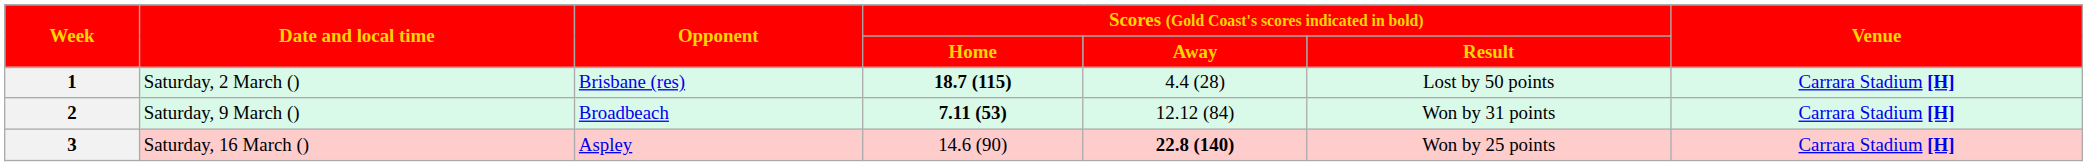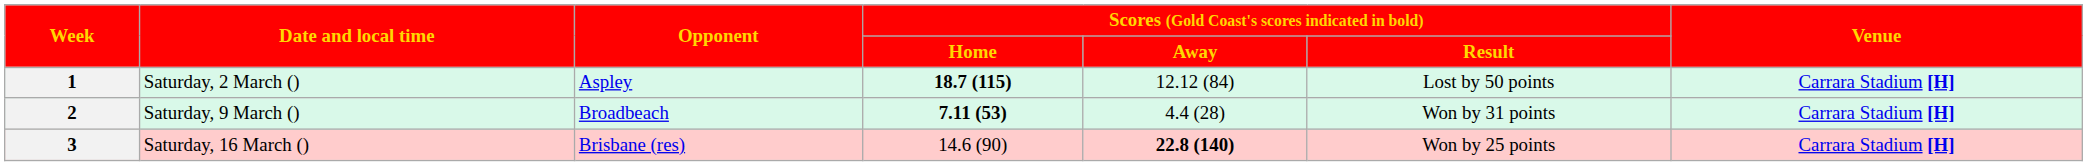(632, 82) Brisbane (res) -> (606, 82) Aspley
(1195, 82) 4.4 (28) -> (1195, 82) 12.12 (84)
(1195, 113) 12.12 (84) -> (1195, 113) 4.4 (28)
(606, 144) Aspley -> (632, 144) Brisbane (res)
